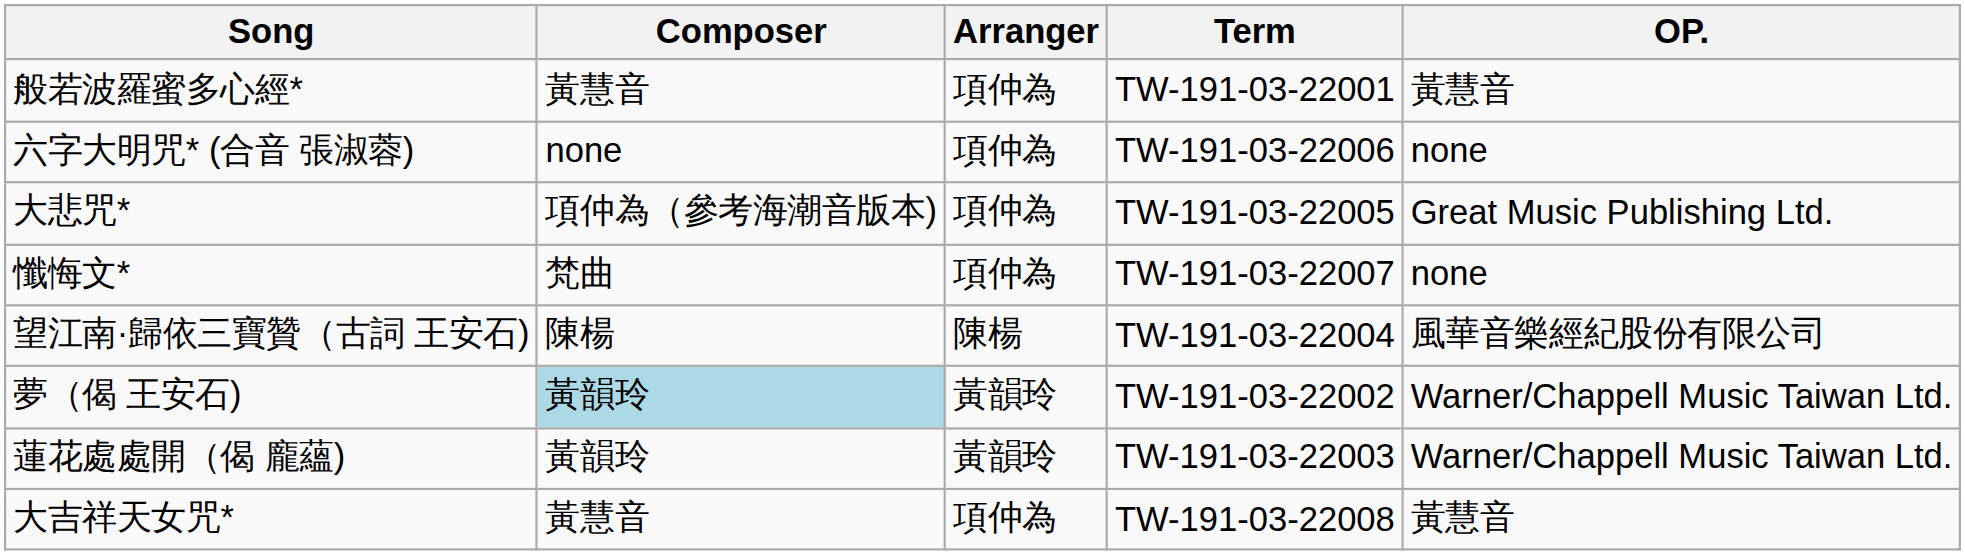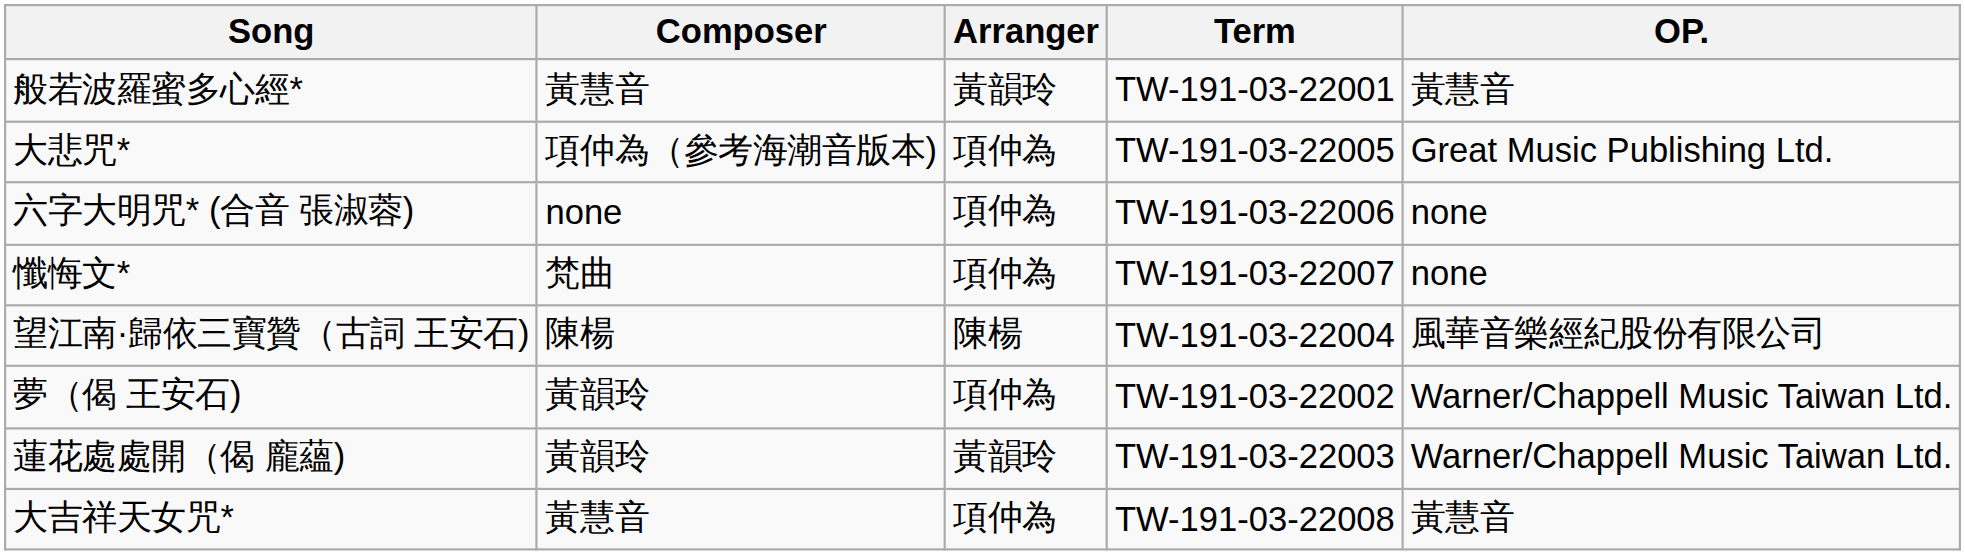(1005, 88) 項仲為 -> (1005, 88) 黃韻玲
rows swapped: (72, 211) <-> (214, 150)
(597, 395) lightblue background -> (597, 395) no background
(1005, 395) 黃韻玲 -> (1005, 395) 項仲為
